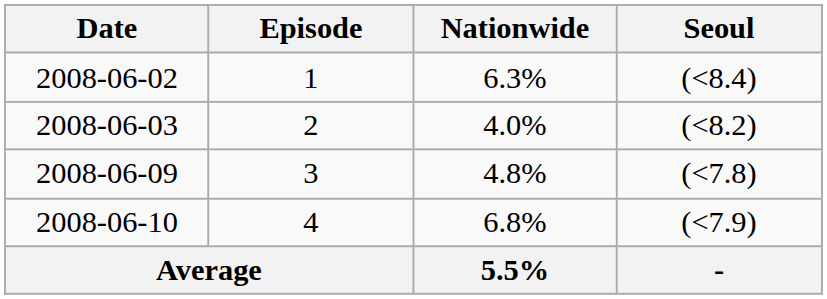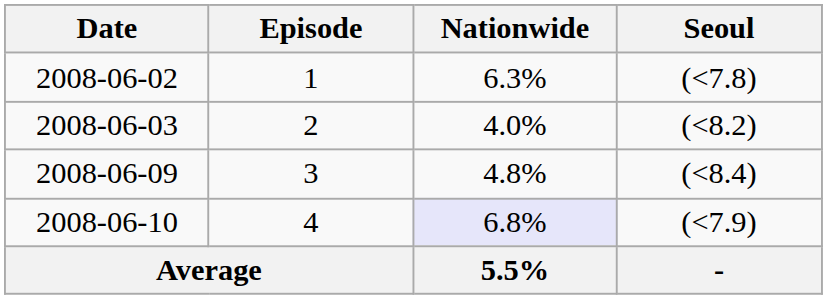(719, 76) (<8.4) -> (719, 76) (<7.8)
(719, 173) (<7.8) -> (719, 173) (<8.4)
(515, 221) no background -> (515, 221) lavender background
